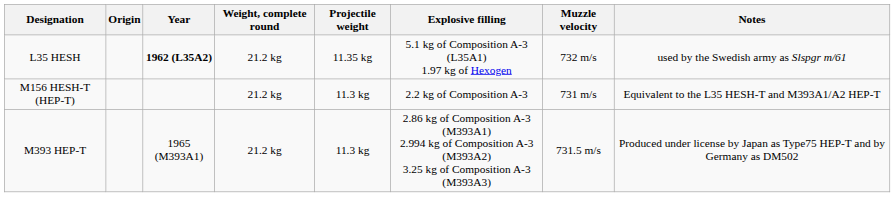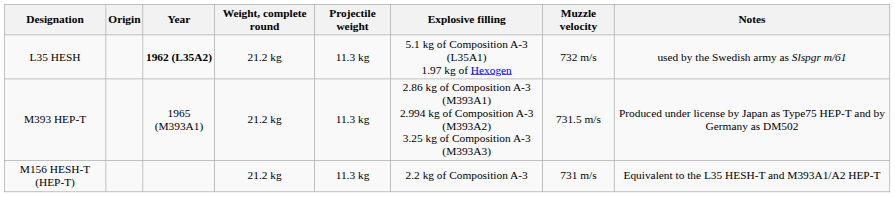(352, 57) 11.35 kg -> (352, 57) 11.3 kg
rows swapped: (55, 150) <-> (55, 94)
